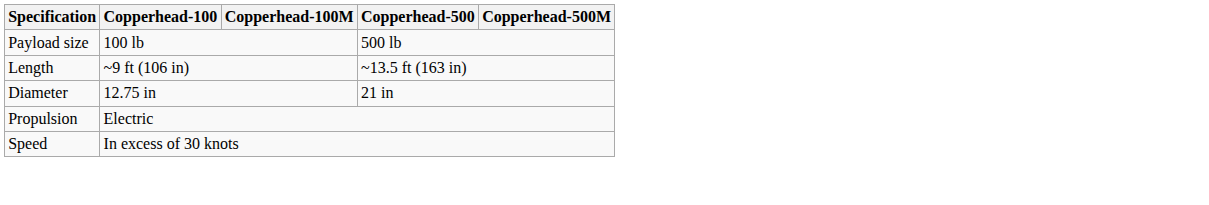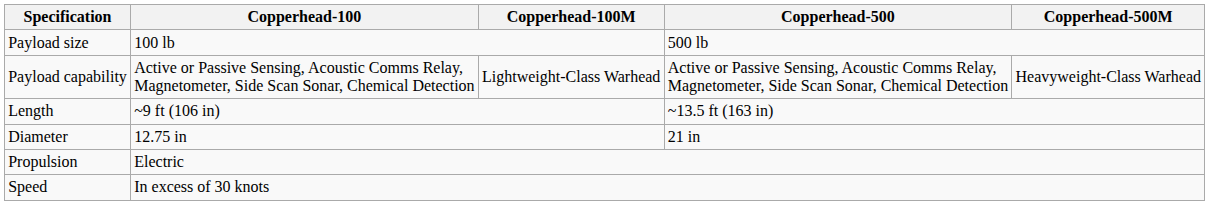+ row: (68, 76)
